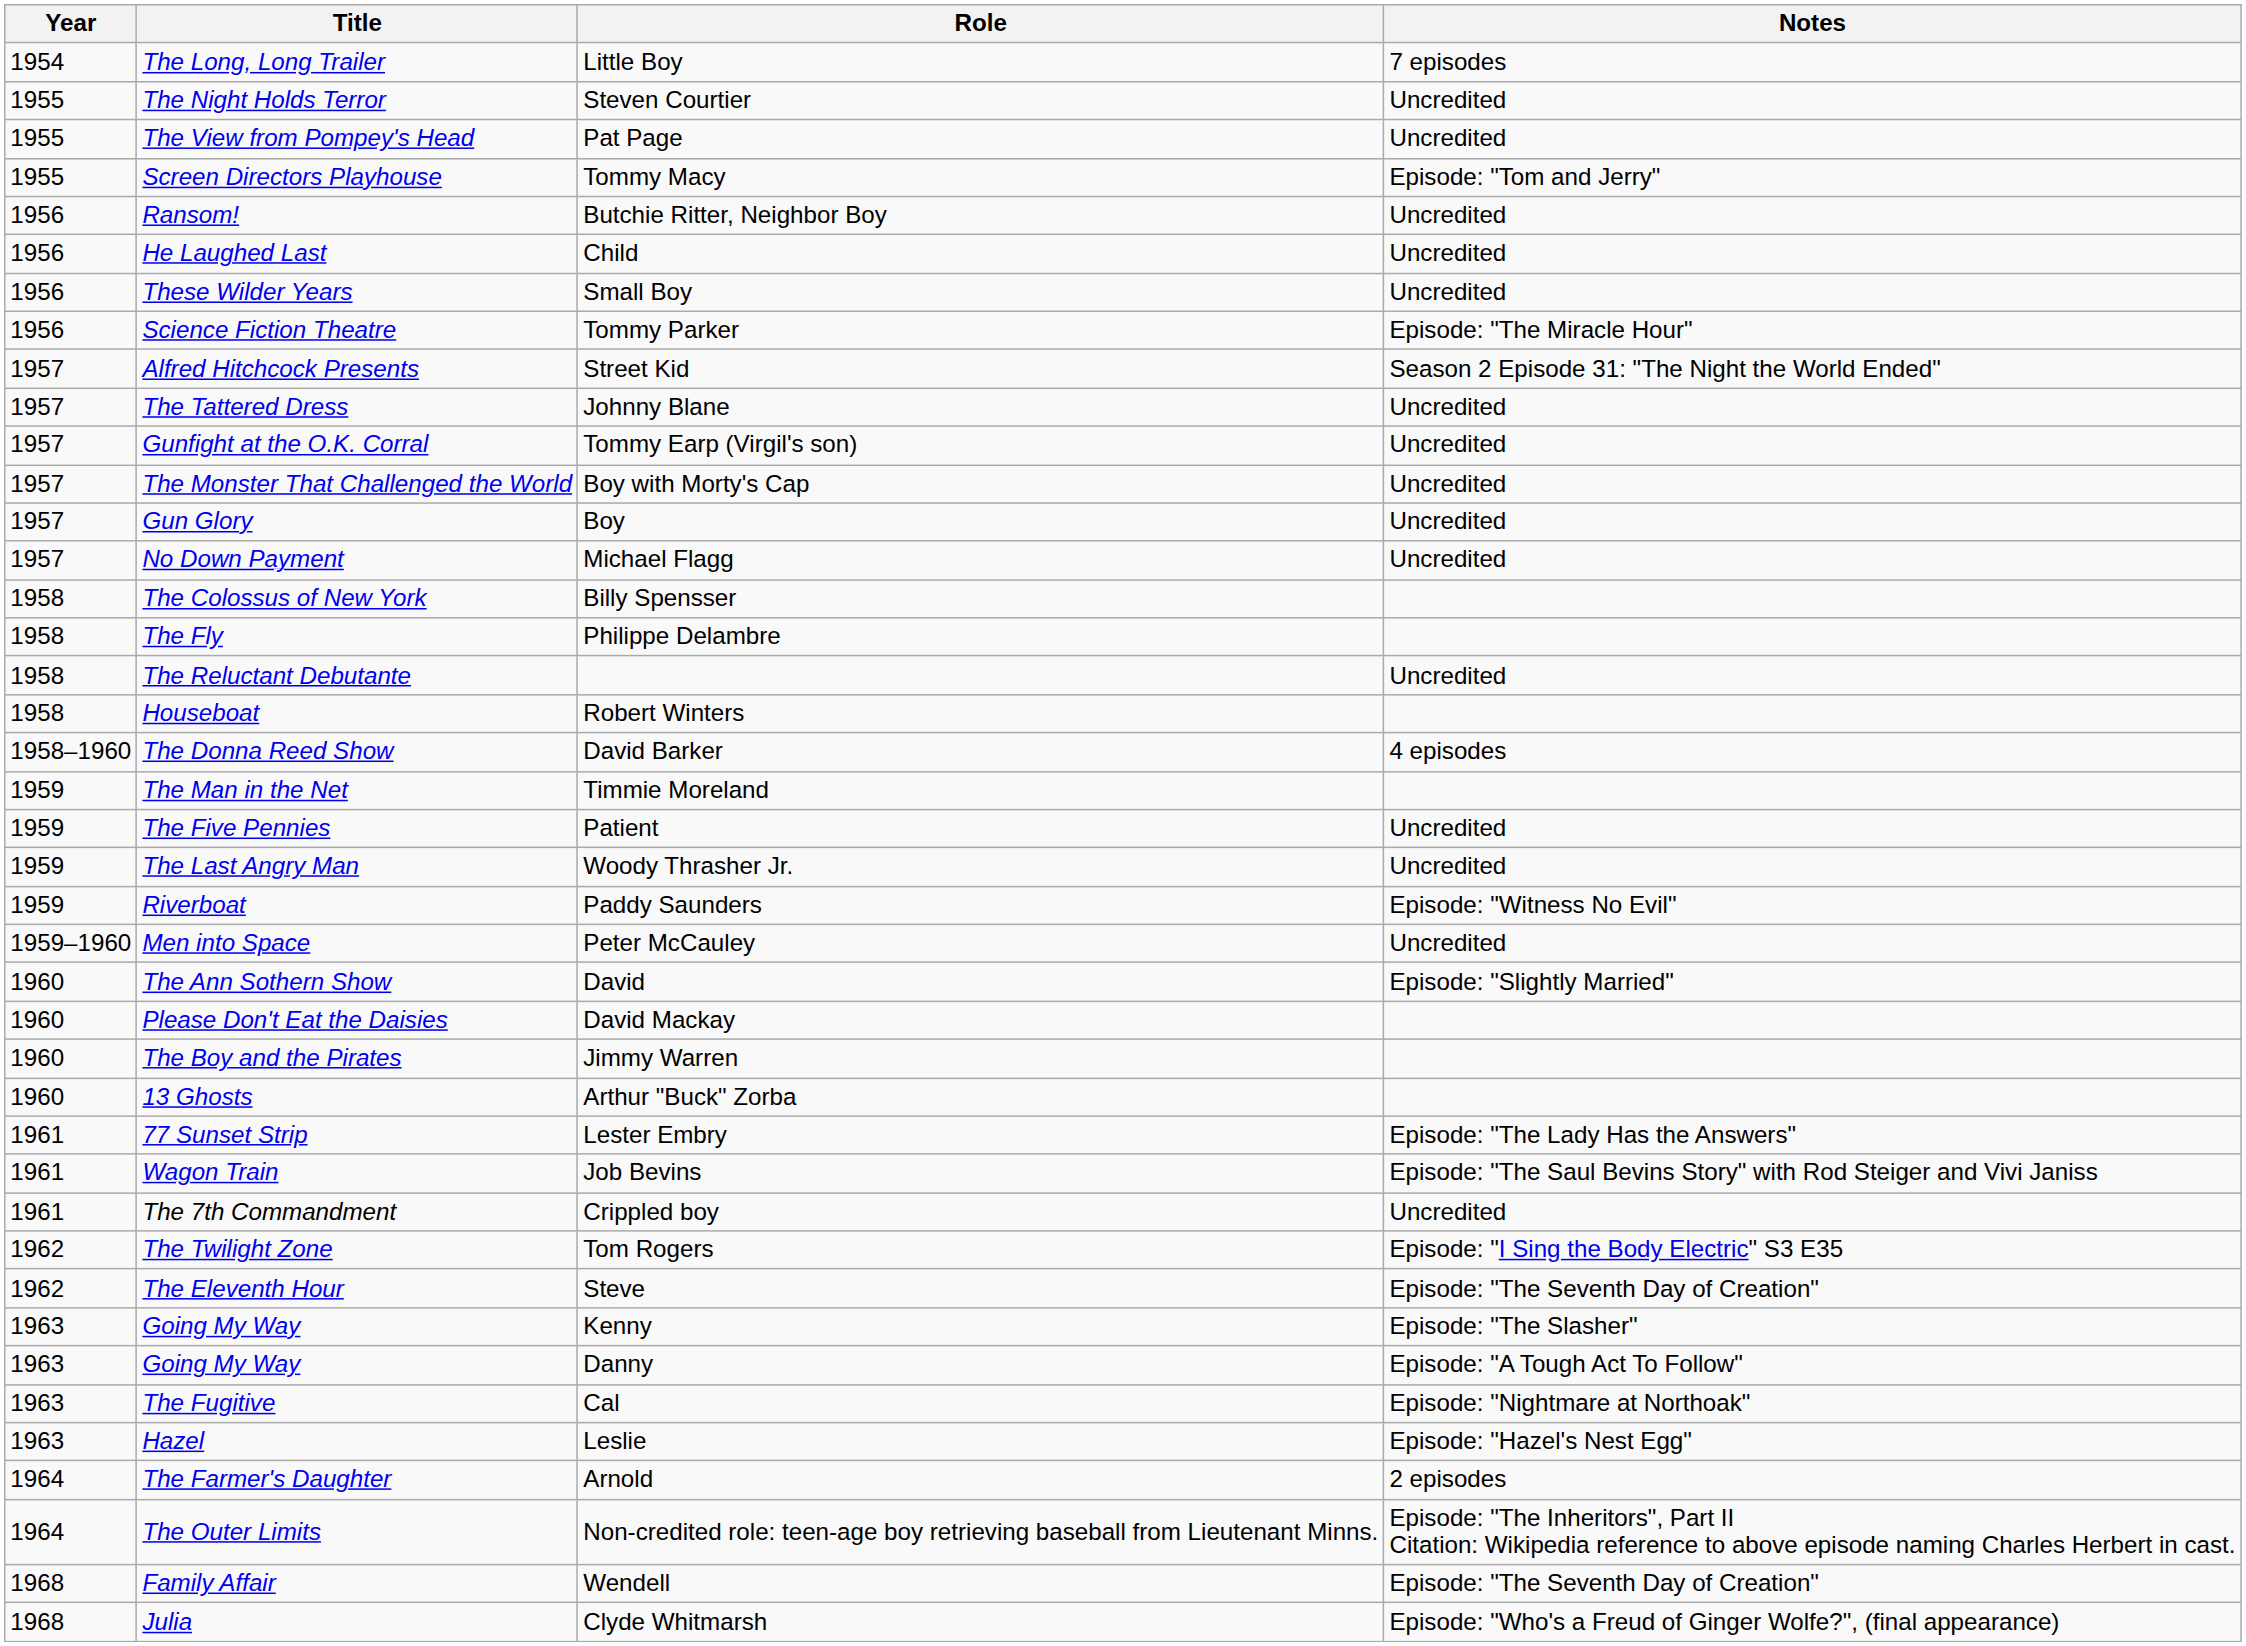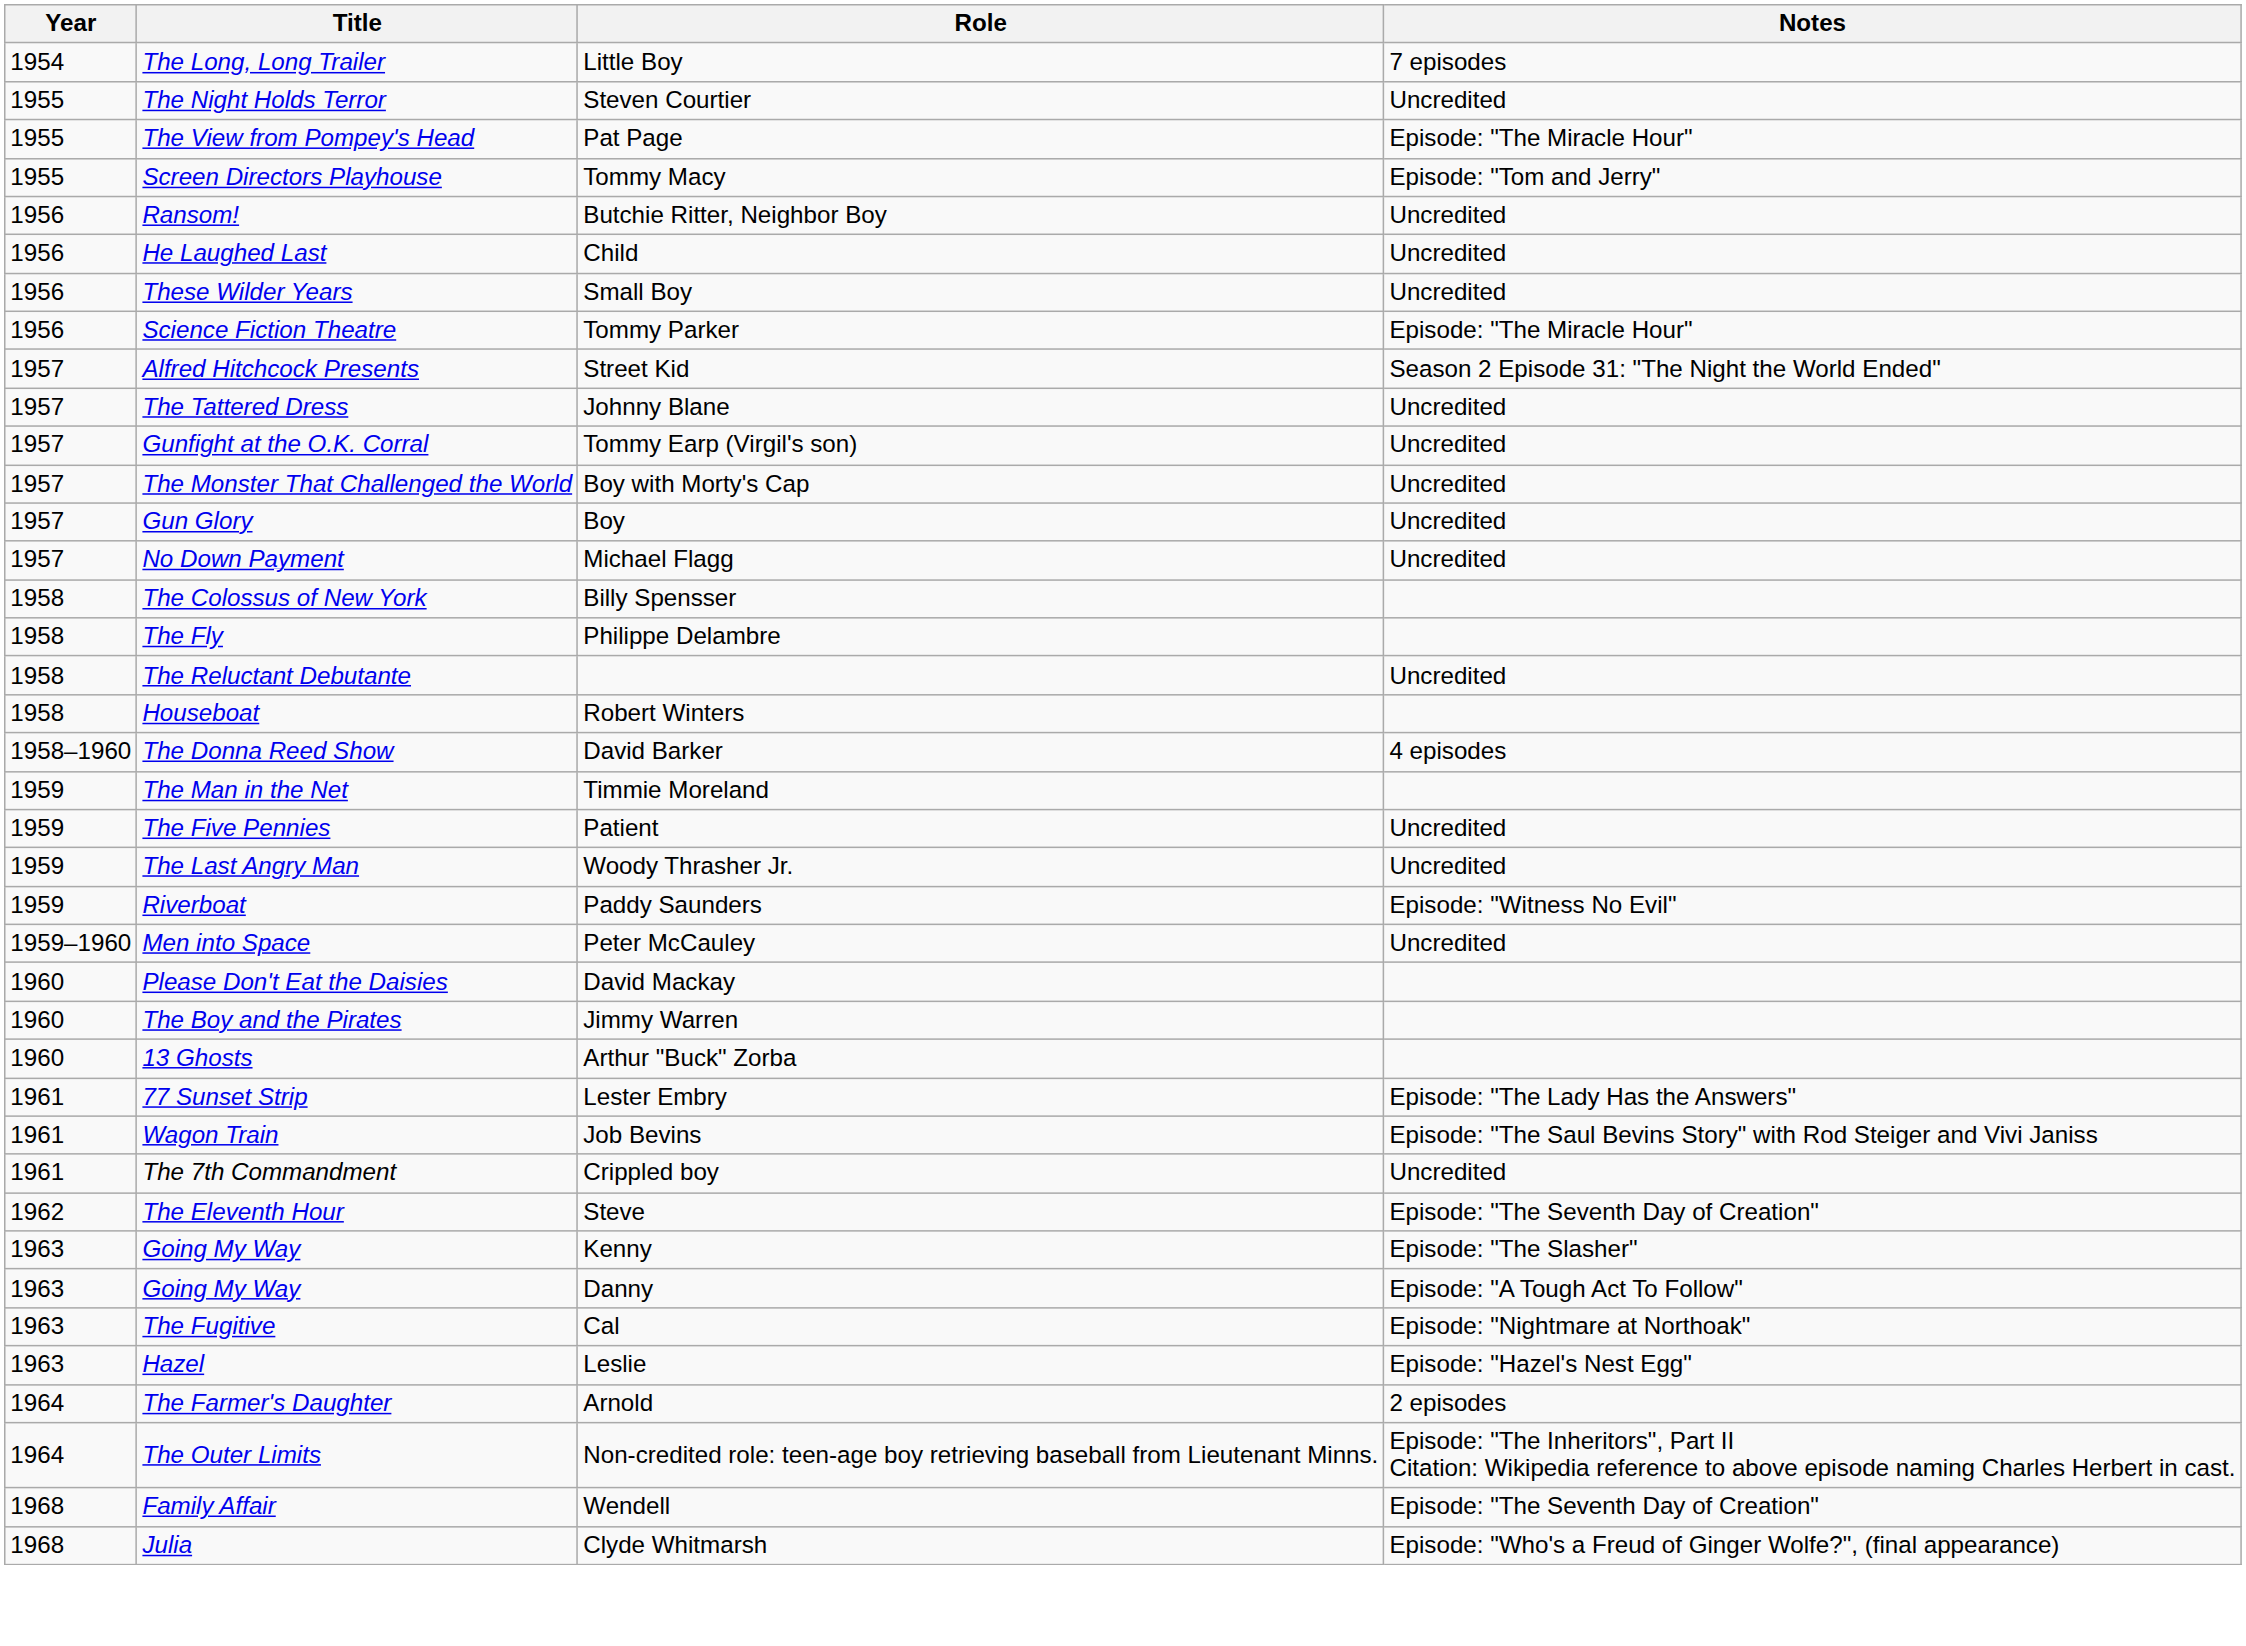(1448, 138) Uncredited -> (1541, 138) Episode: "The Miracle Hour"
- row: (614, 981)
- row: (648, 1249)
